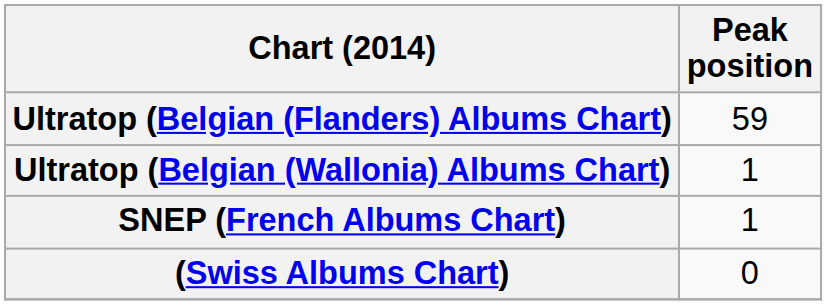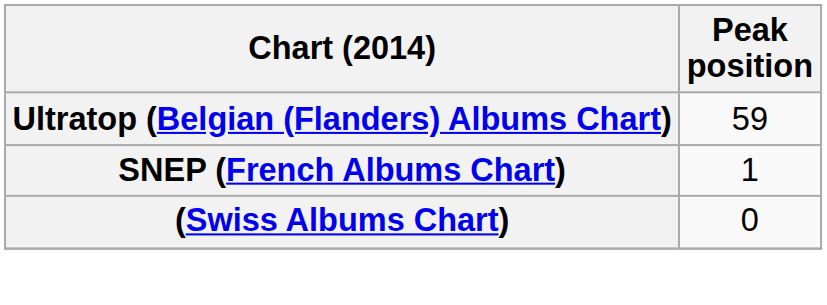- row: (342, 169)
